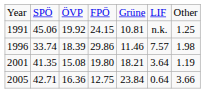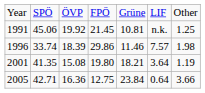(102, 29) 24.15 -> (102, 29) 21.45
